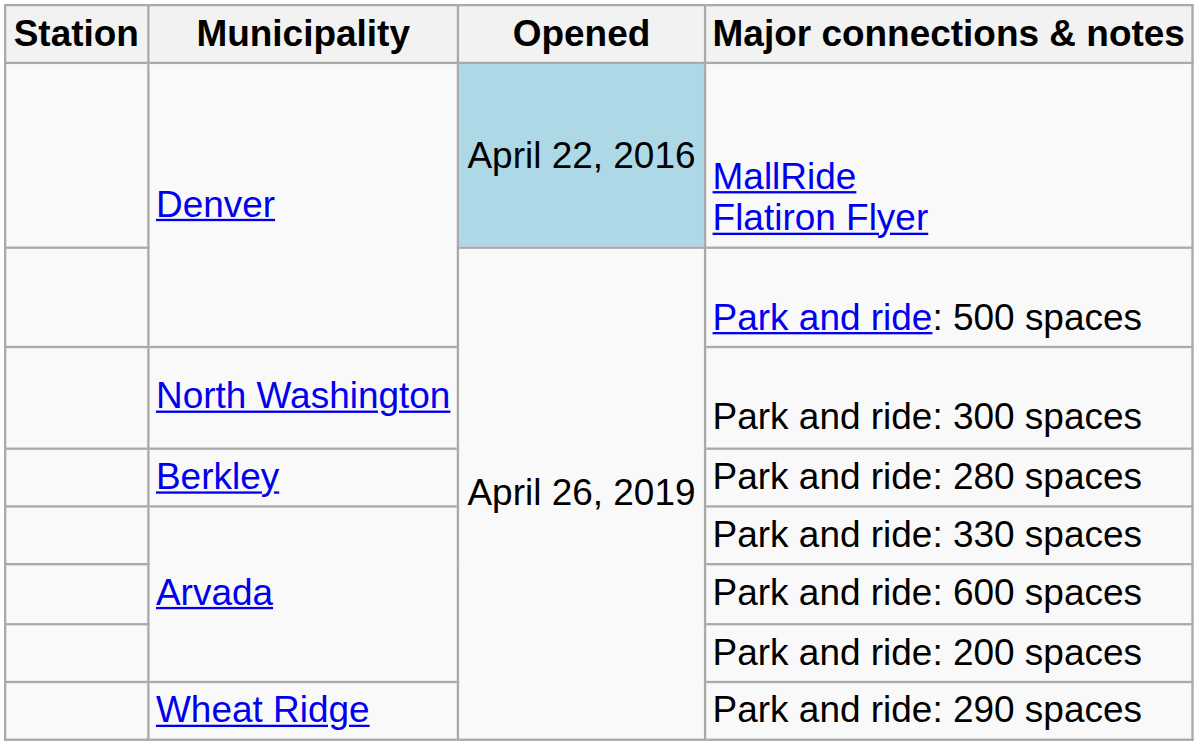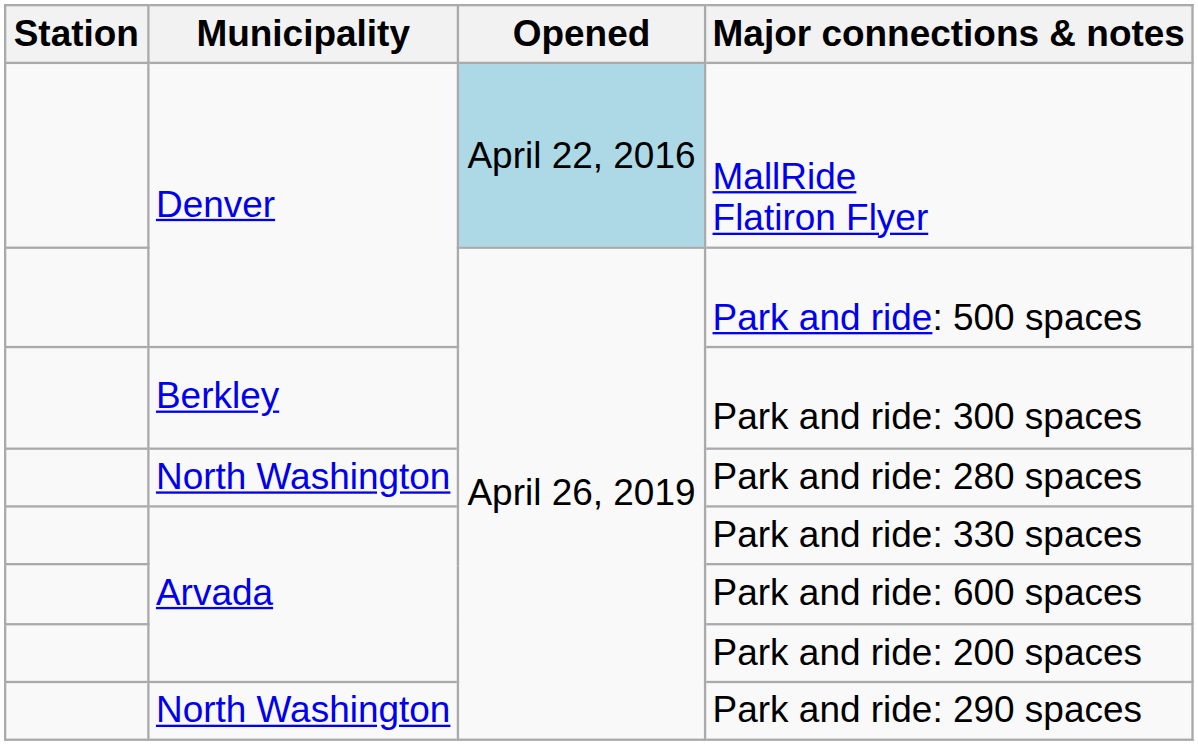(303, 396) North Washington -> (218, 396) Berkley
(218, 476) Berkley -> (303, 476) North Washington
(263, 710) Wheat Ridge -> (303, 710) North Washington
